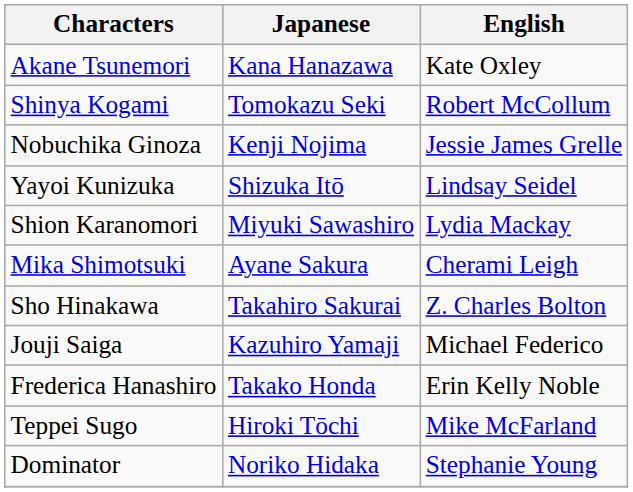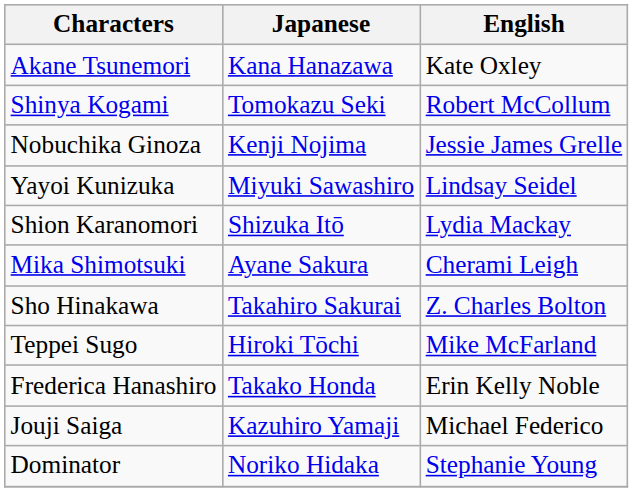(286, 184) Shizuka Itō -> (321, 184) Miyuki Sawashiro
(321, 225) Miyuki Sawashiro -> (286, 225) Shizuka Itō
rows swapped: (74, 425) <-> (66, 345)
